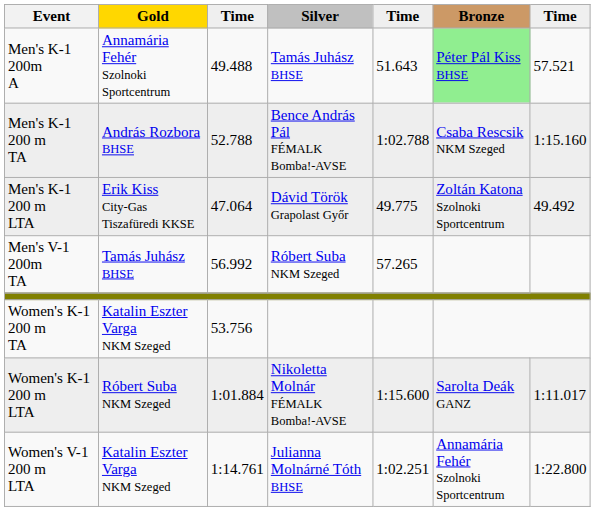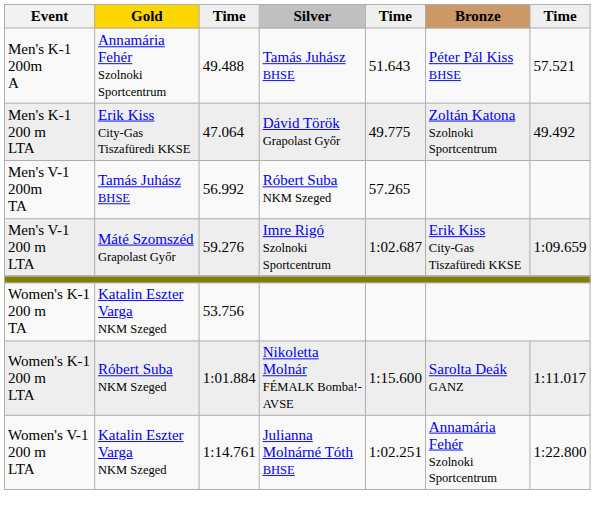(478, 65) lightgreen background -> (471, 65) no background
- row: (40, 140)
+ row: (39, 247)
